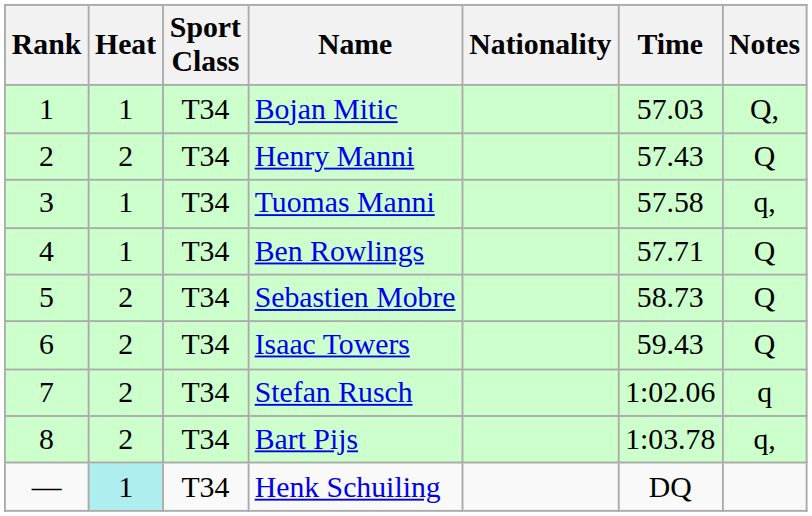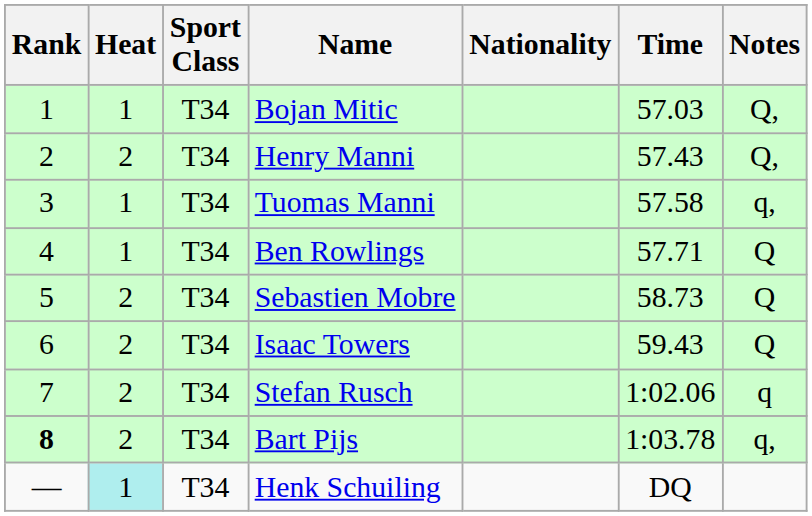(765, 155) Q -> (765, 155) Q,
(47, 439) normal -> (47, 439) bold
